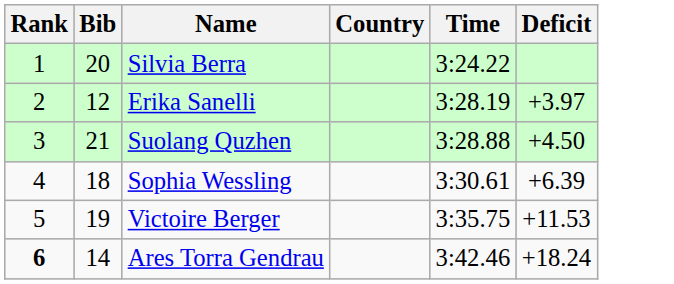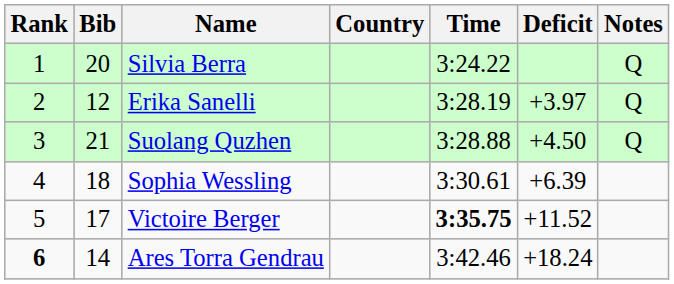+ column: (633, 24)
(98, 219) 19 -> (98, 219) 17
(473, 219) normal -> (474, 219) bold
(556, 219) +11.53 -> (558, 219) +11.52
